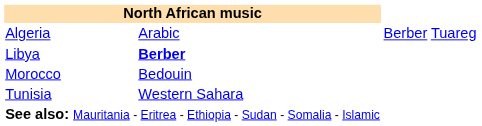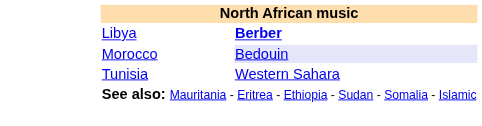- row: (28, 33)
(165, 74) no background -> (262, 54) lavender background
